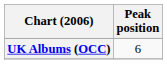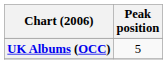(138, 48) 6 -> (138, 48) 5
